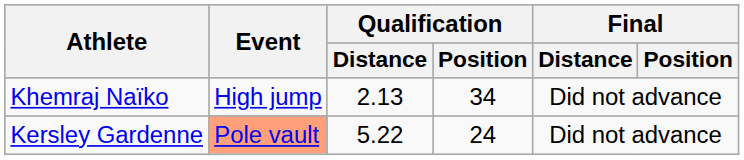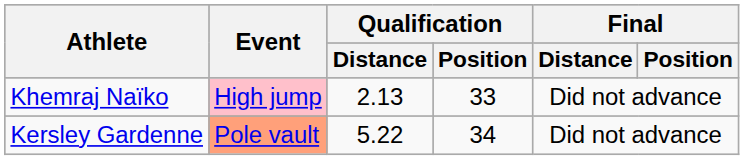(268, 98) no background -> (268, 98) pink background
(483, 98) 34 -> (483, 98) 33
(483, 135) 24 -> (483, 135) 34
